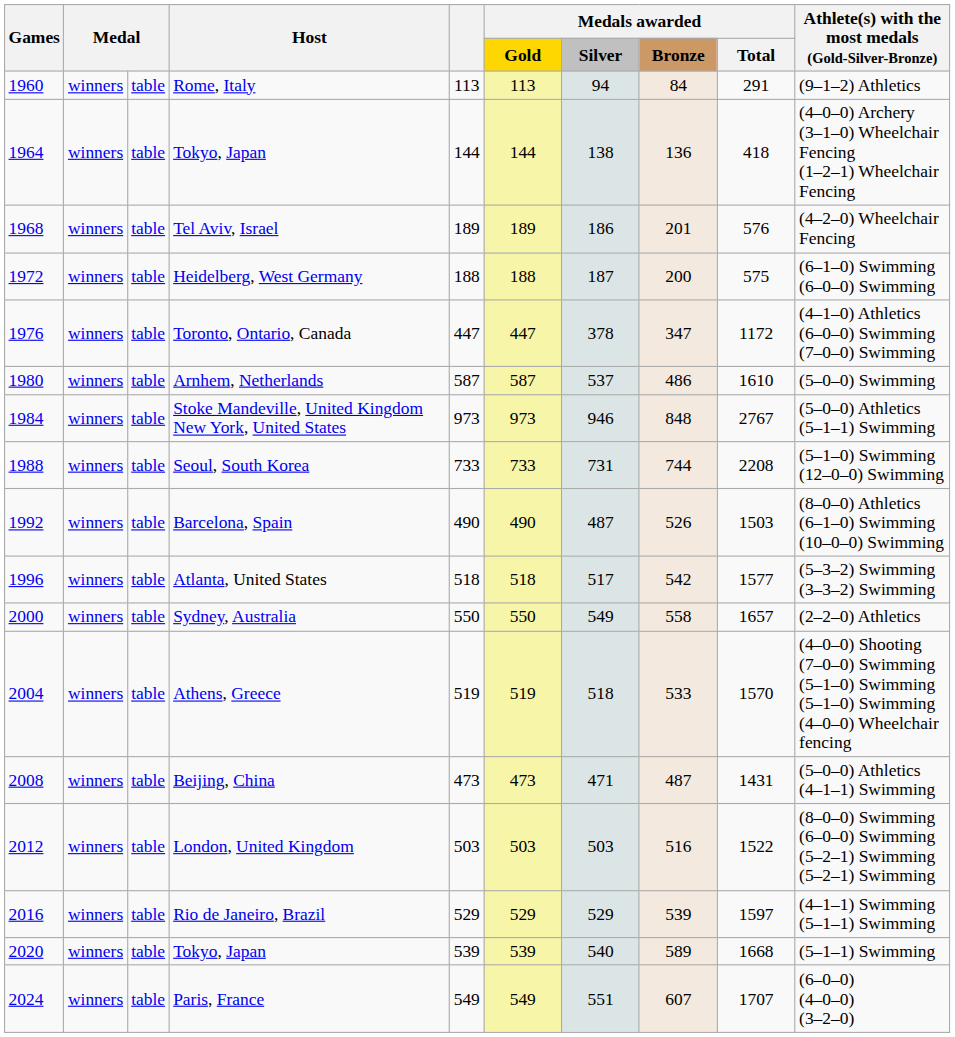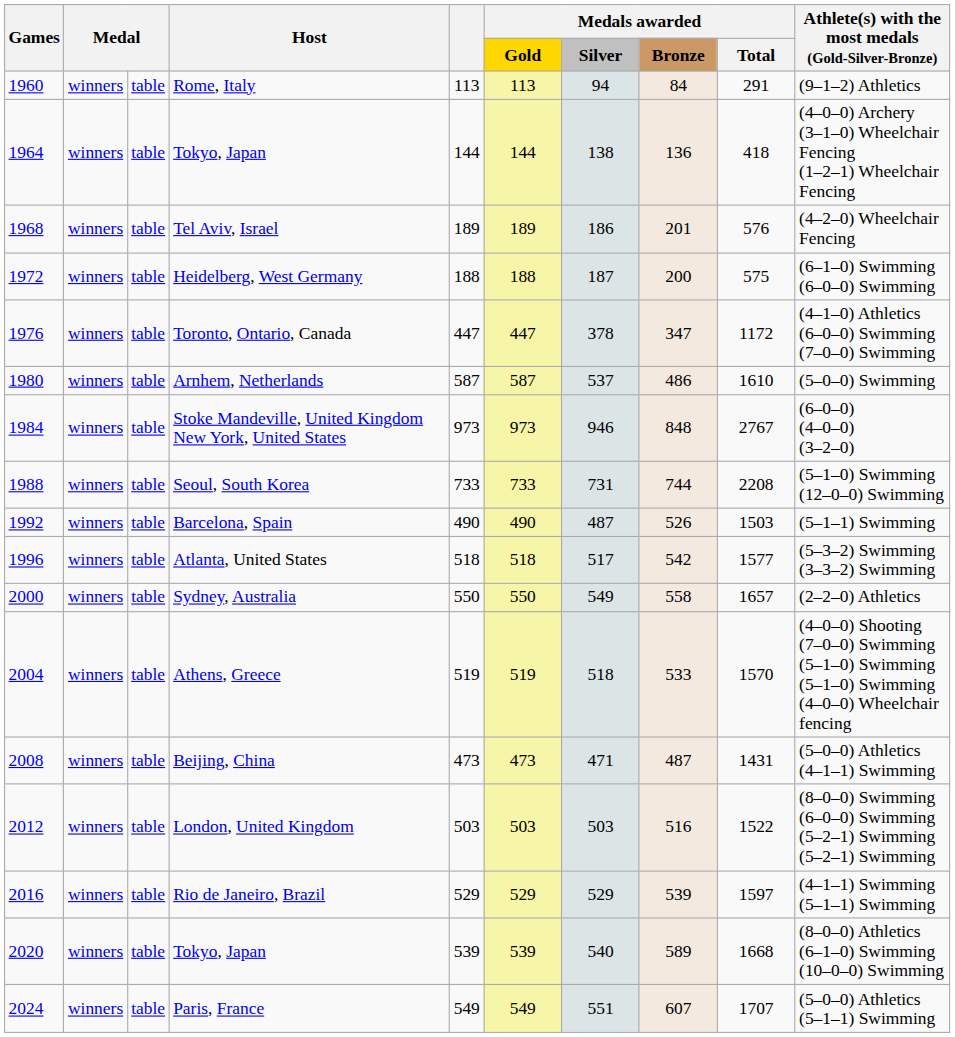(867, 417) (5–0–0) Athletics (5–1–1) Swimming -> (827, 427) (6–0–0) (4–0–0) (3–2–0)
(871, 522) (8–0–0) Athletics (6–1–0) Swimming (10–0–0) Swimming -> (867, 522) (5–1–1) Swimming
(867, 951) (5–1–1) Swimming -> (871, 951) (8–0–0) Athletics (6–1–0) Swimming (10–0–0) Swimming
(827, 998) (6–0–0) (4–0–0) (3–2–0) -> (867, 1008) (5–0–0) Athletics (5–1–1) Swimming
